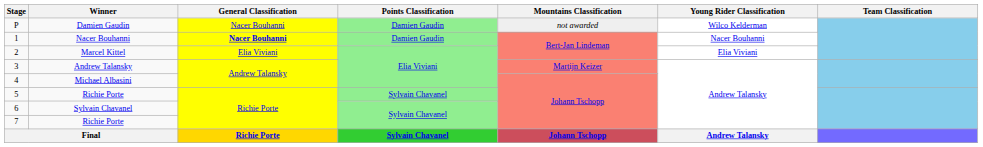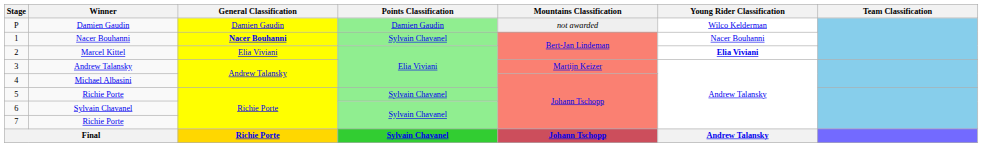(258, 25) Nacer Bouhanni -> (258, 25) Damien Gaudin
(418, 39) Damien Gaudin -> (418, 39) Sylvain Chavanel
(738, 53) normal -> (738, 53) bold
